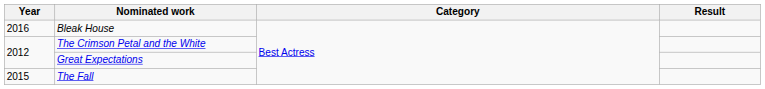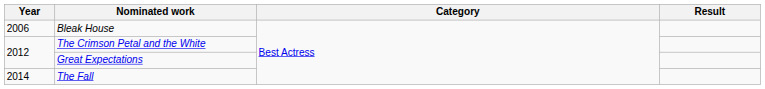(18, 28) 2016 -> (18, 28) 2006
(18, 76) 2015 -> (18, 76) 2014
